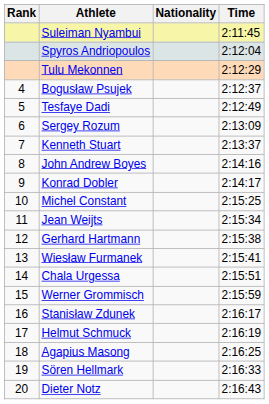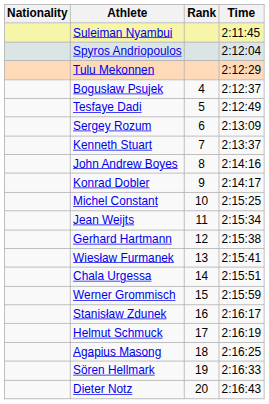columns swapped: (22, 13) <-> (186, 13)
